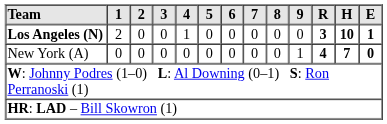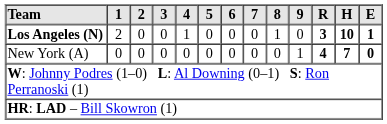(277, 34) 0 -> (277, 34) 1
